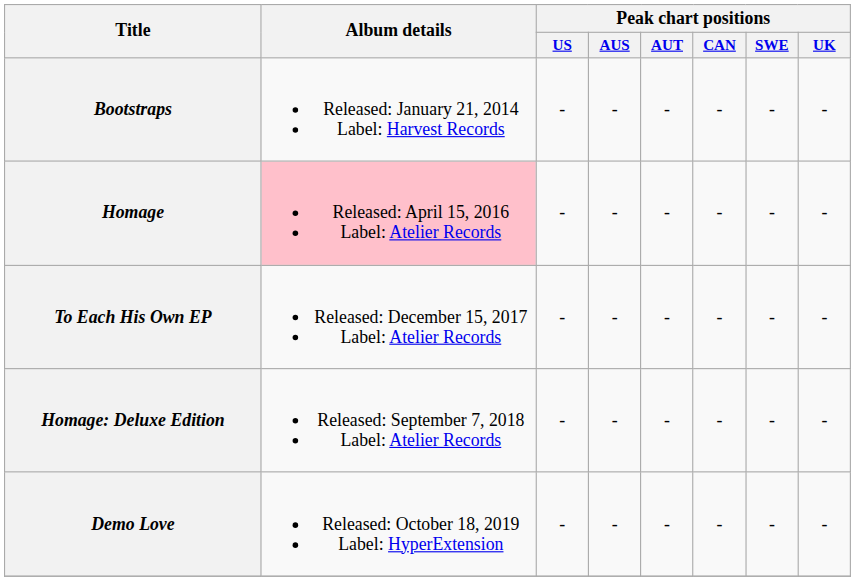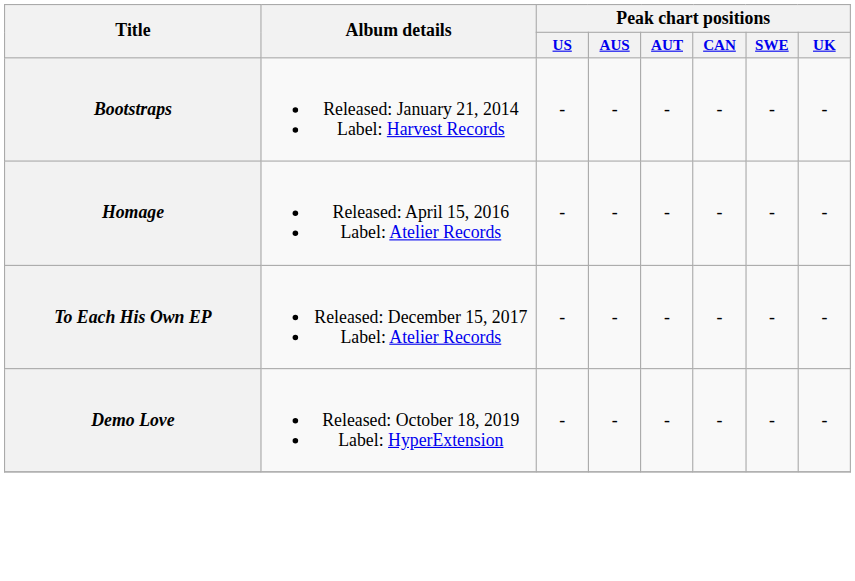(399, 223) pink background -> (399, 223) no background
- row: (133, 420)
